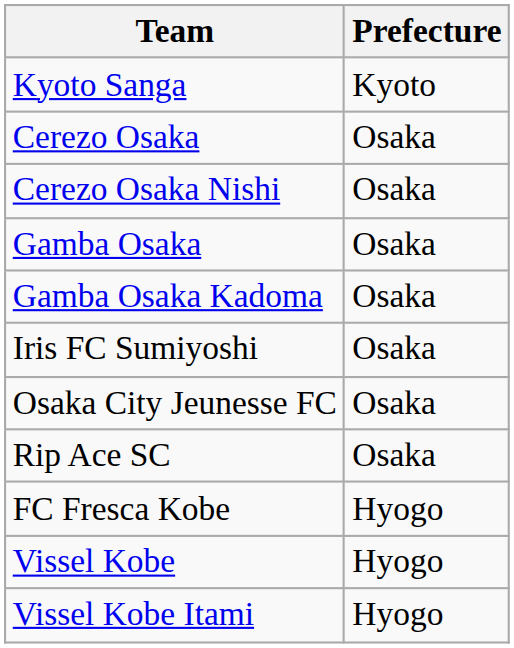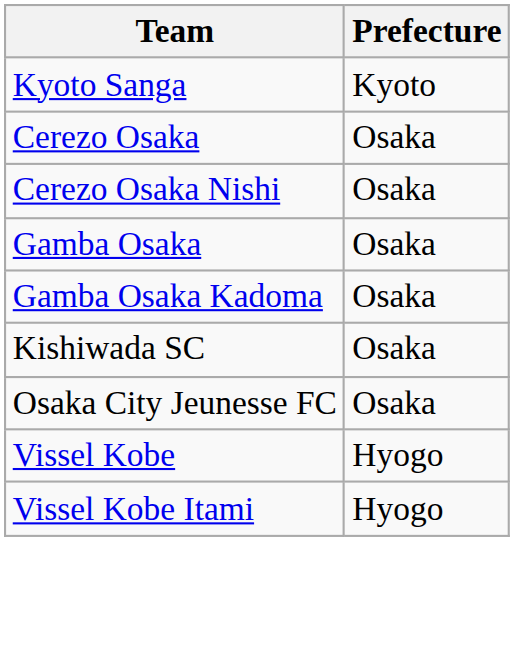- row: (135, 349)
+ row: (109, 349)
- row: (92, 455)
- row: (121, 508)
